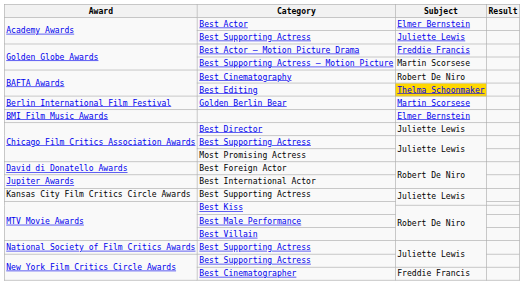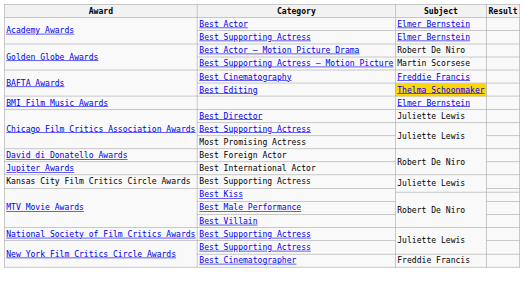(431, 37) Juliette Lewis -> (434, 37) Elmer Bernstein
(434, 50) Freddie Francis -> (431, 50) Robert De Niro
(431, 77) Robert De Niro -> (434, 77) Freddie Francis
- row: (89, 103)
